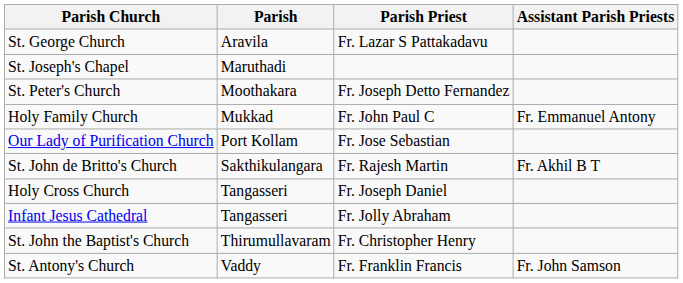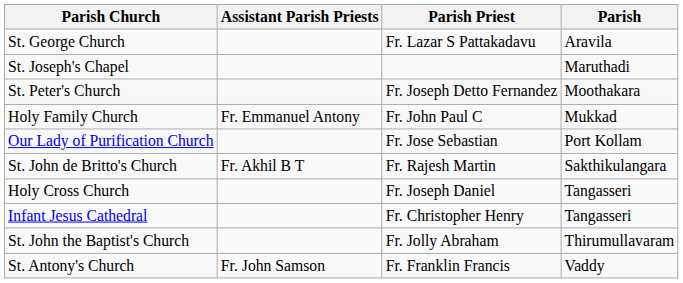columns swapped: (276, 16) <-> (595, 16)
(394, 215) Fr. Jolly Abraham -> (455, 215) Fr. Christopher Henry
(407, 240) Fr. Christopher Henry -> (442, 240) Fr. Jolly Abraham
